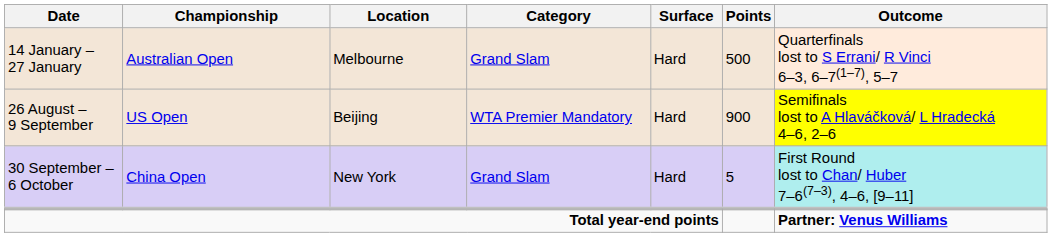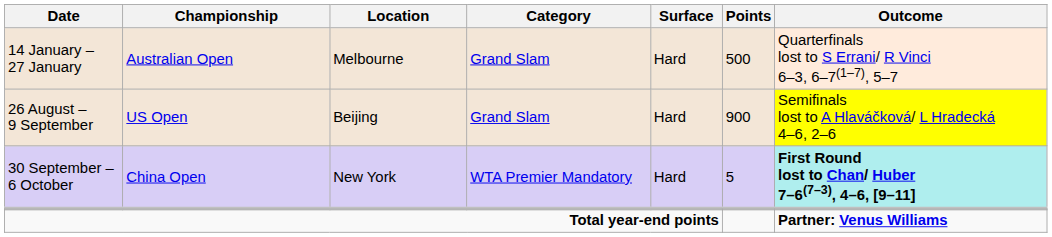(551, 117) WTA Premier Mandatory -> (510, 117) Grand Slam
(510, 176) Grand Slam -> (551, 176) WTA Premier Mandatory
(846, 176) normal -> (847, 176) bold
